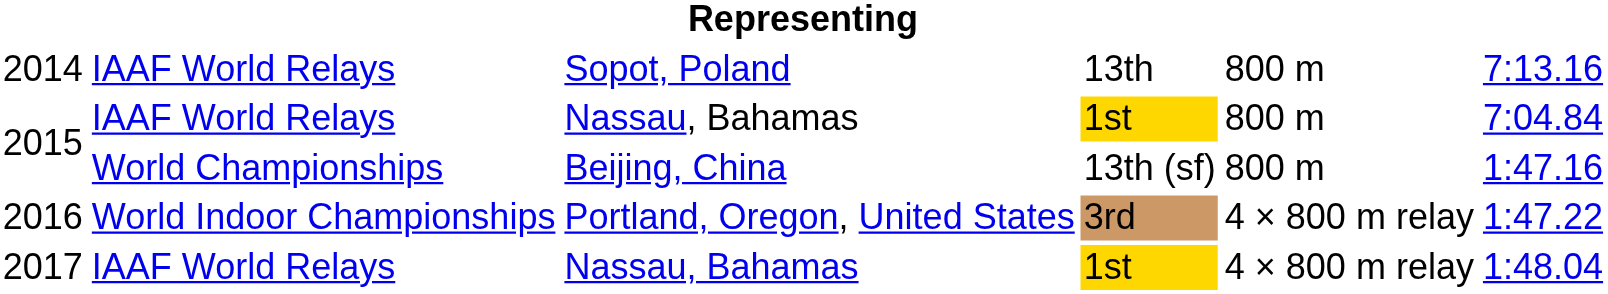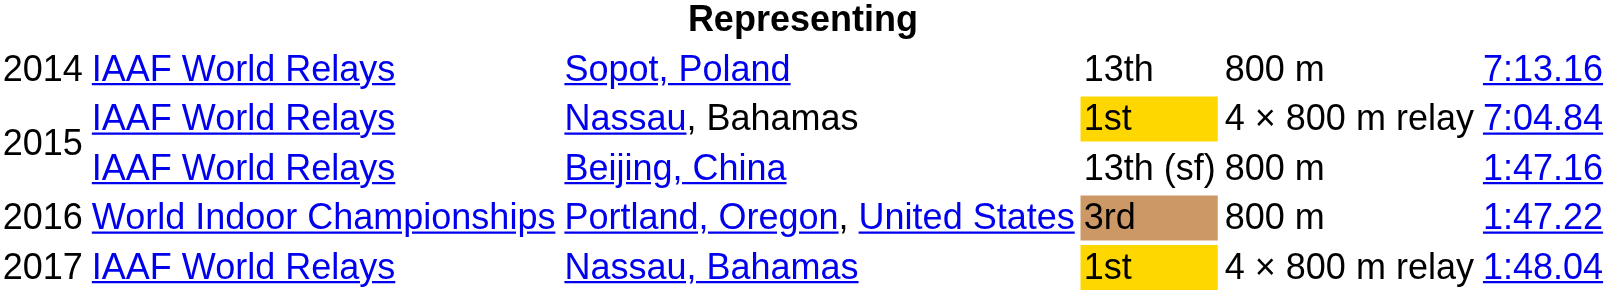(1275, 118) 800 m -> (1349, 118) 4 × 800 m relay
(268, 167) World Championships -> (244, 167) IAAF World Relays
(1349, 217) 4 × 800 m relay -> (1275, 217) 800 m
